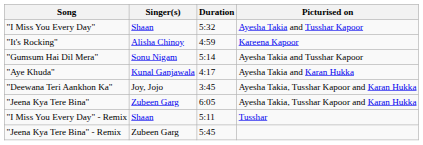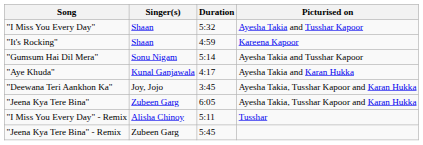(158, 42) Alisha Chinoy -> (142, 42) Shaan
(142, 117) Shaan -> (158, 117) Alisha Chinoy
